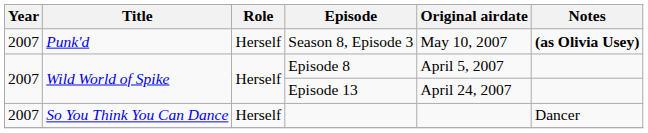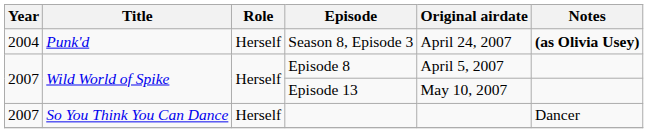(24, 41) 2007 -> (24, 41) 2004
(464, 41) May 10, 2007 -> (466, 41) April 24, 2007
(466, 90) April 24, 2007 -> (464, 90) May 10, 2007
